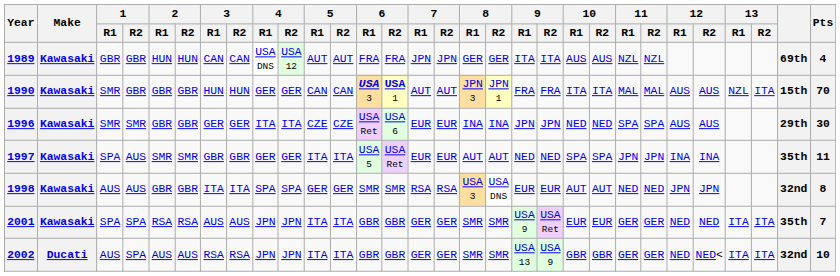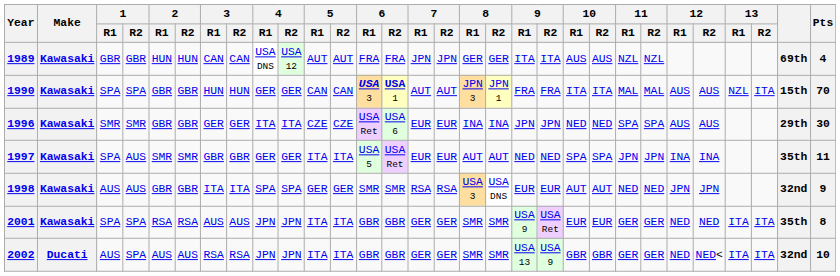(110, 91) SMR -> (110, 91) SPA
(136, 91) GBR -> (136, 91) SPA
(823, 189) 8 -> (823, 189) 9
(823, 222) 7 -> (823, 222) 8
